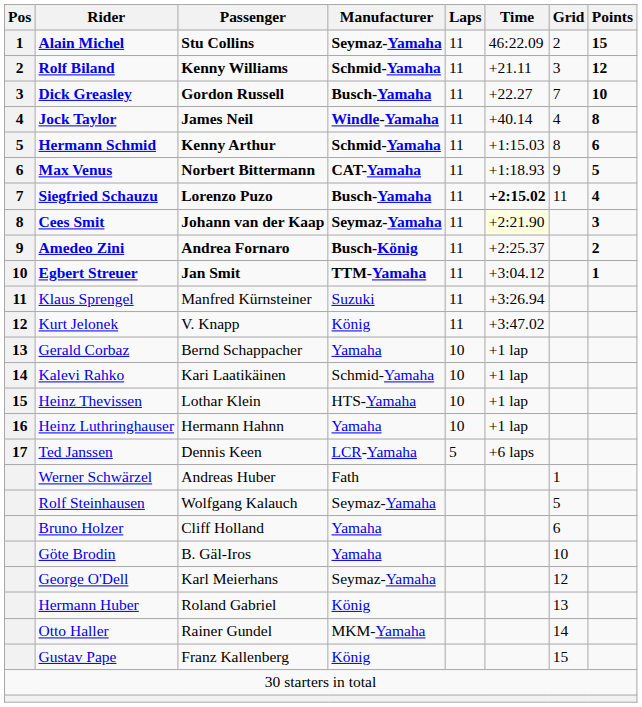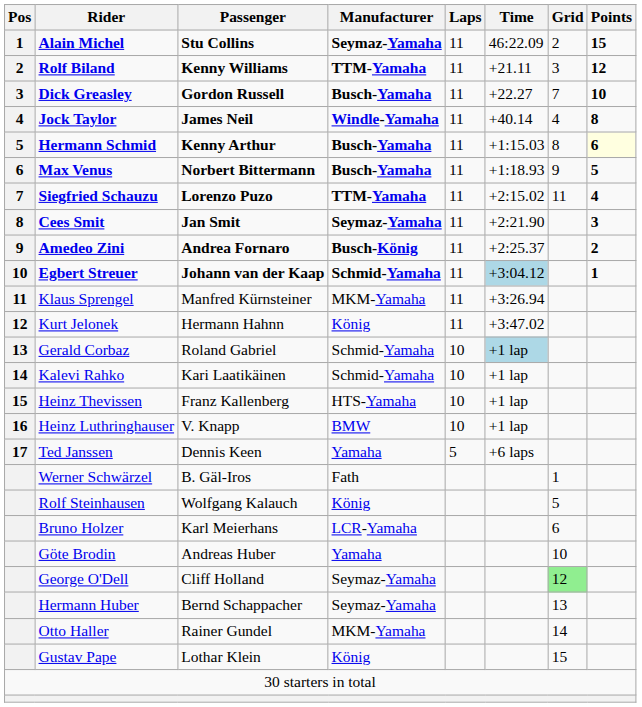(386, 68) Schmid-Yamaha -> (379, 68) TTM-Yamaha
(386, 145) Schmid-Yamaha -> (381, 145) Busch-Yamaha
(596, 145) no background -> (595, 145) lightyellow background
(376, 170) CAT-Yamaha -> (381, 170) Busch-Yamaha
(381, 196) Busch-Yamaha -> (379, 196) TTM-Yamaha
(517, 196) bold -> (517, 196) normal
(253, 221) Johann van der Kaap -> (211, 221) Jan Smit
(517, 221) lightyellow background -> (517, 221) no background
(211, 273) Jan Smit -> (253, 273) Johann van der Kaap
(379, 273) TTM-Yamaha -> (386, 273) Schmid-Yamaha
(517, 273) no background -> (517, 273) lightblue background
(353, 298) Suzuki -> (379, 298) MKM-Yamaha
(210, 324) V. Knapp -> (233, 324) Hermann Hahnn
(242, 349) Bernd Schappacher -> (229, 349) Roland Gabriel
(357, 349) Yamaha -> (383, 349) Schmid-Yamaha
(508, 349) no background -> (508, 349) lightblue background
(221, 400) Lothar Klein -> (235, 400) Franz Kallenberg
(233, 426) Hermann Hahnn -> (210, 426) V. Knapp
(357, 426) Yamaha -> (351, 426) BMW
(374, 452) LCR-Yamaha -> (357, 452) Yamaha
(228, 477) Andreas Huber -> (216, 477) B. Gäl-Iros
(384, 503) Seymaz-Yamaha -> (351, 503) König
(223, 528) Cliff Holland -> (230, 528) Karl Meierhans
(357, 528) Yamaha -> (374, 528) LCR-Yamaha
(216, 554) B. Gäl-Iros -> (228, 554) Andreas Huber
(230, 579) Karl Meierhans -> (223, 579) Cliff Holland
(560, 579) no background -> (559, 579) lightgreen background
(229, 605) Roland Gabriel -> (242, 605) Bernd Schappacher
(351, 605) König -> (384, 605) Seymaz-Yamaha
(235, 656) Franz Kallenberg -> (221, 656) Lothar Klein
